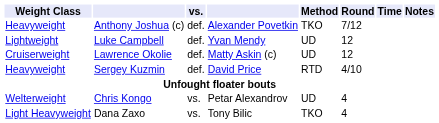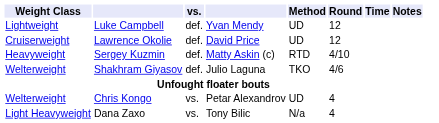- row: (139, 26)
(242, 55) Matty Askin (c) -> (233, 40) David Price
(235, 70) David Price -> (240, 55) Matty Askin (c)
+ row: (138, 70)
(312, 113) TKO -> (297, 113) N/a
